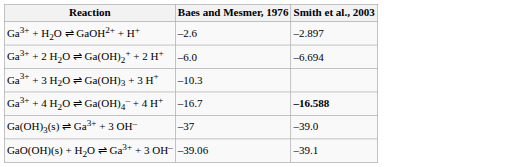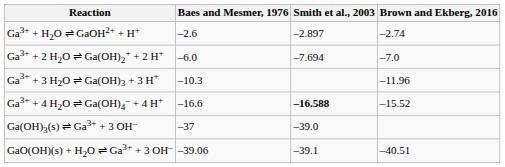+ column: (439, 13)
(309, 57) –6.694 -> (309, 57) –7.694
(190, 103) –16.7 -> (190, 103) –16.6
